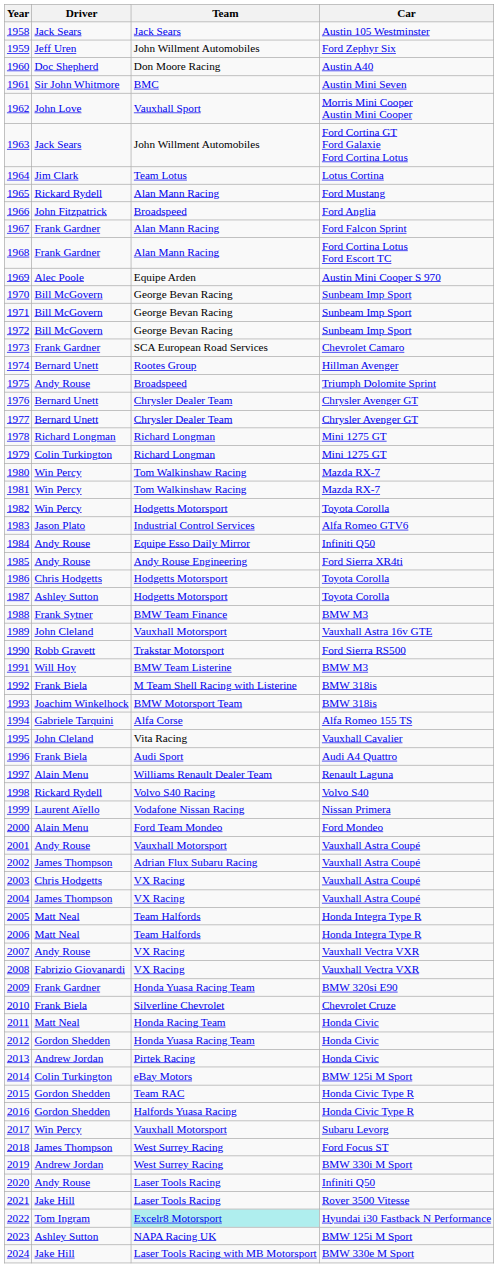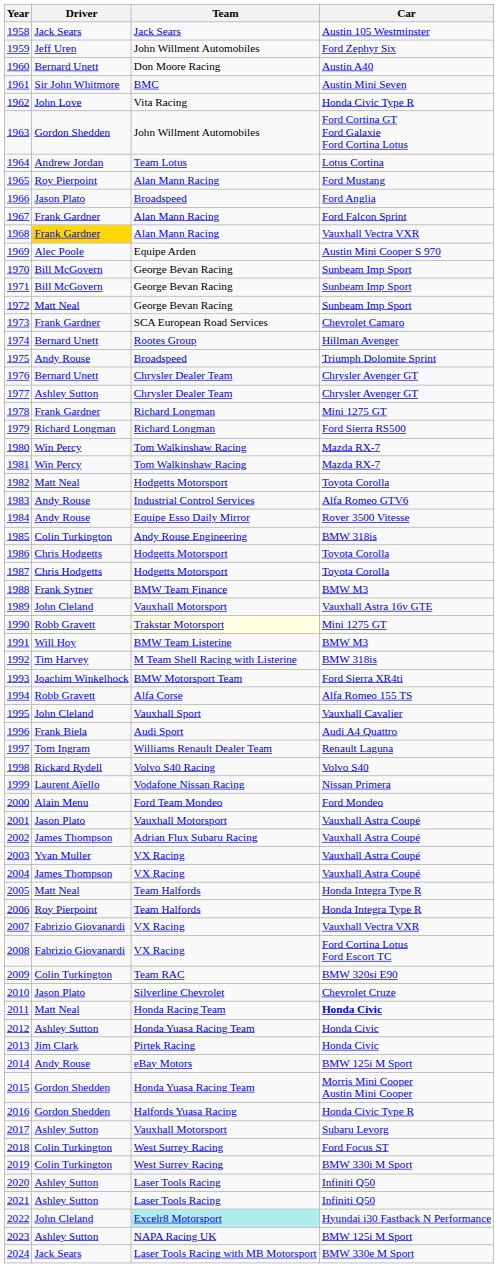(66, 66) Doc Shepherd -> (66, 66) Bernard Unett
(167, 108) Vauxhall Sport -> (160, 102) Vita Racing
(367, 108) Morris Mini Cooper Austin Mini Cooper -> (368, 102) Honda Civic Type R
(58, 145) Jack Sears -> (72, 132) Gordon Shedden
(56, 175) Jim Clark -> (69, 162) Andrew Jordan
(68, 193) Rickard Rydell -> (66, 180) Roy Pierpoint
(71, 211) John Fitzpatrick -> (60, 198) Jason Plato
(67, 252) no background -> (67, 233) gold background
(365, 252) Ford Cortina Lotus Ford Escort TC -> (371, 233) Vauxhall Vectra VXR
(69, 330) Bill McGovern -> (57, 305) Matt Neal
(66, 419) Bernard Unett -> (66, 393) Ashley Sutton
(75, 436) Richard Longman -> (67, 411) Frank Gardner
(73, 454) Colin Turkington -> (75, 429) Richard Longman
(354, 454) Mini 1275 GT -> (364, 429) Ford Sierra RS500
(58, 507) Win Percy -> (57, 482) Matt Neal
(60, 525) Jason Plato -> (62, 500) Andy Rouse
(348, 543) Infiniti Q50 -> (366, 518) Rover 3500 Vitesse
(62, 561) Andy Rouse -> (73, 535) Colin Turkington
(362, 561) Ford Sierra XR4ti -> (349, 535) BMW 318is
(66, 596) Ashley Sutton -> (68, 571) Chris Hodgetts
(179, 649) no background -> (179, 624) lightyellow background
(364, 649) Ford Sierra RS500 -> (354, 624) Mini 1275 GT
(61, 685) Frank Biela -> (62, 660) Tim Harvey
(349, 703) BMW 318is -> (362, 678) Ford Sierra XR4ti
(74, 720) Gabriele Tarquini -> (65, 695) Robb Gravett
(160, 738) Vita Racing -> (167, 713) Vauxhall Sport
(61, 774) Alain Menu -> (62, 749) Tom Ingram
(62, 845) Andy Rouse -> (60, 820) Jason Plato
(68, 880) Chris Hodgetts -> (63, 855) Yvan Muller
(57, 934) Matt Neal -> (66, 908) Roy Pierpoint
(62, 951) Andy Rouse -> (80, 926) Fabrizio Giovanardi
(371, 969) Vauxhall Vectra VXR -> (365, 950) Ford Cortina Lotus Ford Escort TC
(67, 987) Frank Gardner -> (73, 974) Colin Turkington
(194, 987) Honda Yuasa Racing Team -> (159, 974) Team RAC
(61, 1005) Frank Biela -> (60, 992) Jason Plato
(350, 1022) normal -> (352, 1010) bold
(72, 1040) Gordon Shedden -> (66, 1028) Ashley Sutton
(69, 1058) Andrew Jordan -> (56, 1045) Jim Clark
(73, 1076) Colin Turkington -> (62, 1063) Andy Rouse
(159, 1094) Team RAC -> (194, 1087) Honda Yuasa Racing Team
(368, 1094) Honda Civic Type R -> (367, 1087) Morris Mini Cooper Austin Mini Cooper
(58, 1129) Win Percy -> (66, 1129) Ashley Sutton
(73, 1147) James Thompson -> (73, 1147) Colin Turkington
(69, 1165) Andrew Jordan -> (73, 1165) Colin Turkington
(62, 1182) Andy Rouse -> (66, 1182) Ashley Sutton
(55, 1200) Jake Hill -> (66, 1200) Ashley Sutton
(366, 1200) Rover 3500 Vitesse -> (348, 1200) Infiniti Q50
(62, 1218) Tom Ingram -> (64, 1218) John Cleland
(55, 1253) Jake Hill -> (58, 1253) Jack Sears
